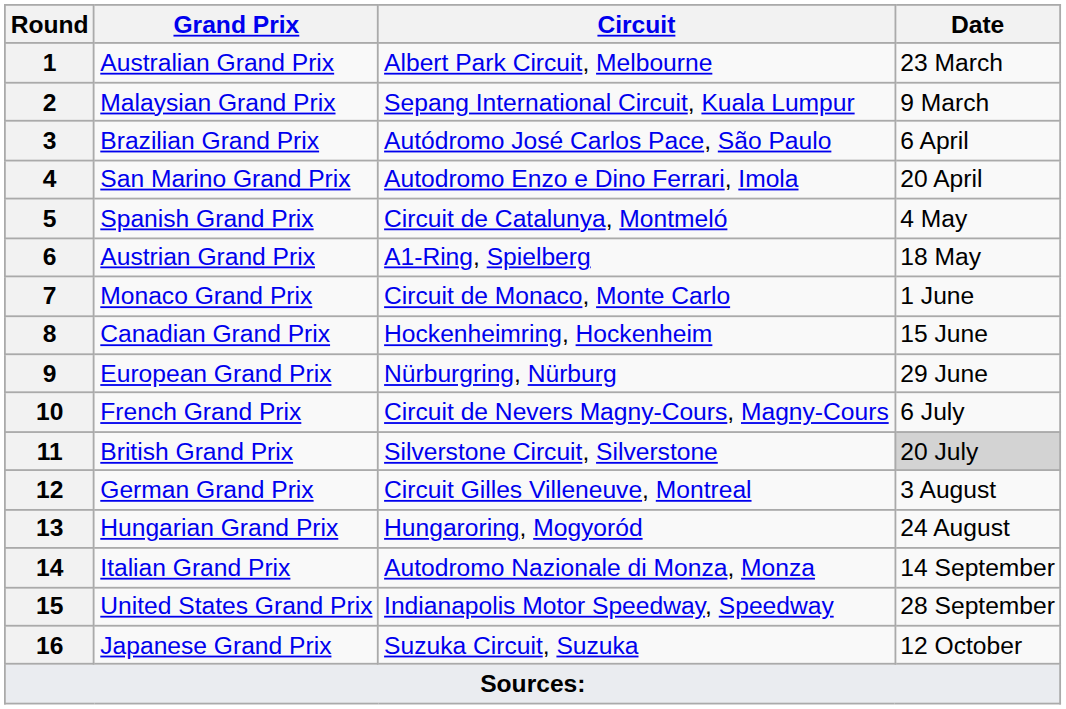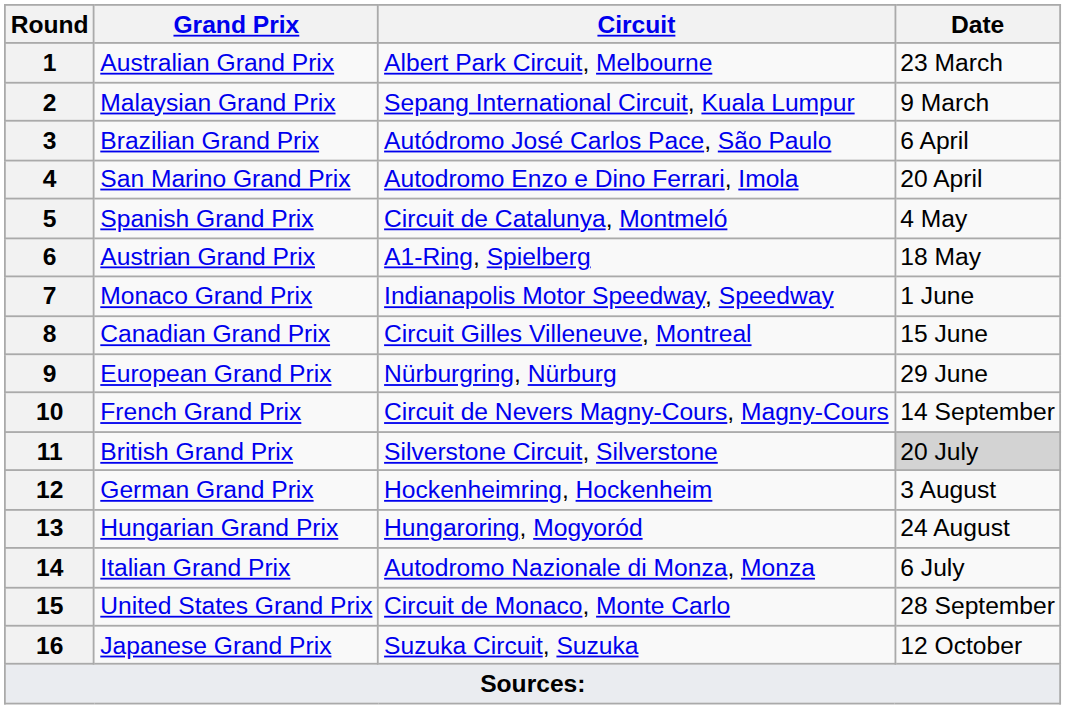(557, 296) Circuit de Monaco, Monte Carlo -> (609, 296) Indianapolis Motor Speedway, Speedway
(548, 334) Hockenheimring, Hockenheim -> (568, 334) Circuit Gilles Villeneuve, Montreal
(932, 412) 6 July -> (978, 412) 14 September
(568, 490) Circuit Gilles Villeneuve, Montreal -> (548, 490) Hockenheimring, Hockenheim
(978, 567) 14 September -> (932, 567) 6 July
(609, 606) Indianapolis Motor Speedway, Speedway -> (557, 606) Circuit de Monaco, Monte Carlo
